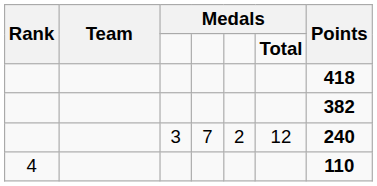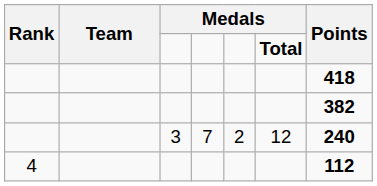(339, 166) 110 -> (339, 166) 112
